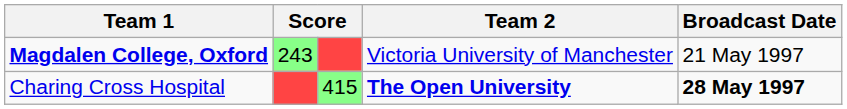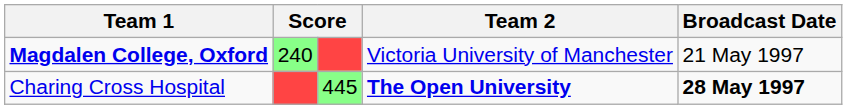(295, 54) 243 -> (295, 54) 240
(340, 87) 415 -> (340, 87) 445
